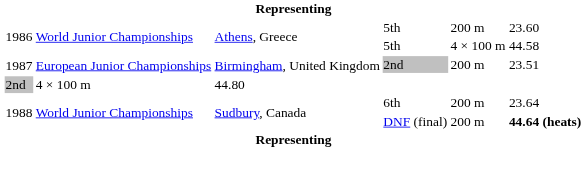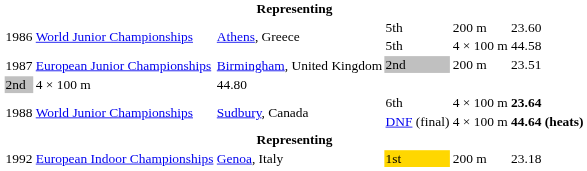(468, 103) 200 m -> (480, 103) 4 × 100 m
(524, 103) normal -> (526, 103) bold
(468, 121) 200 m -> (480, 121) 4 × 100 m
+ row: (19, 158)
